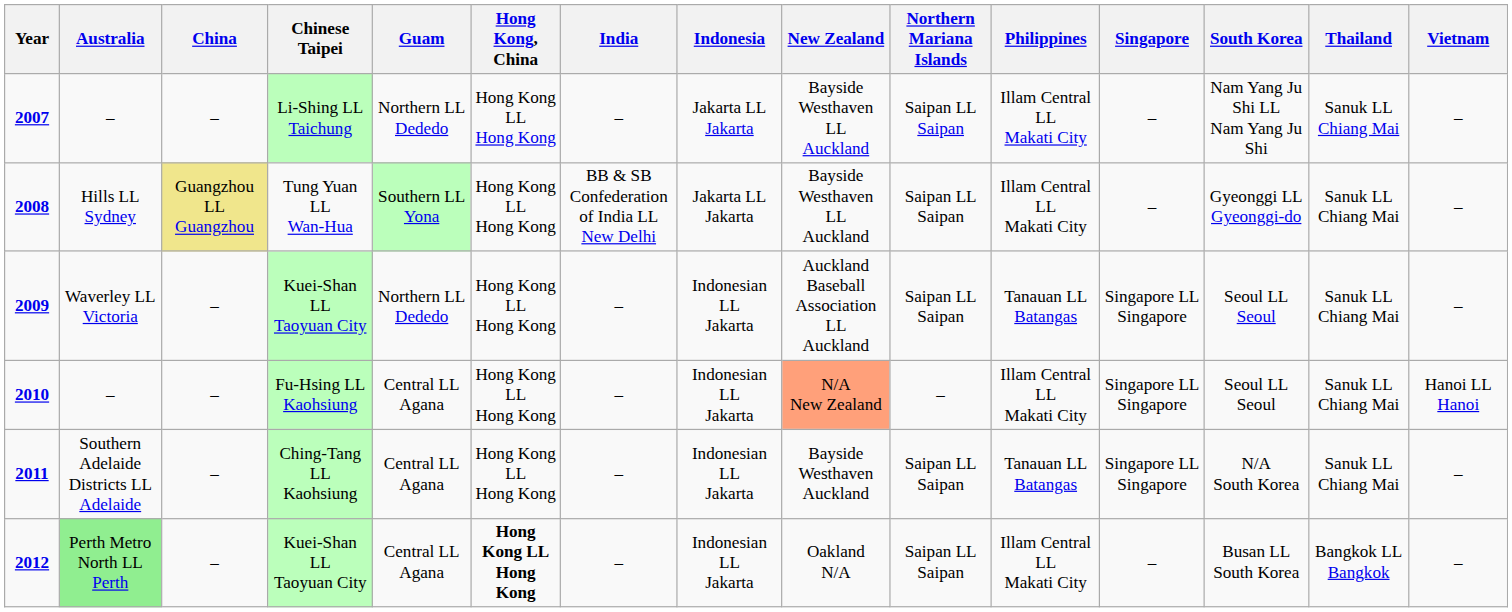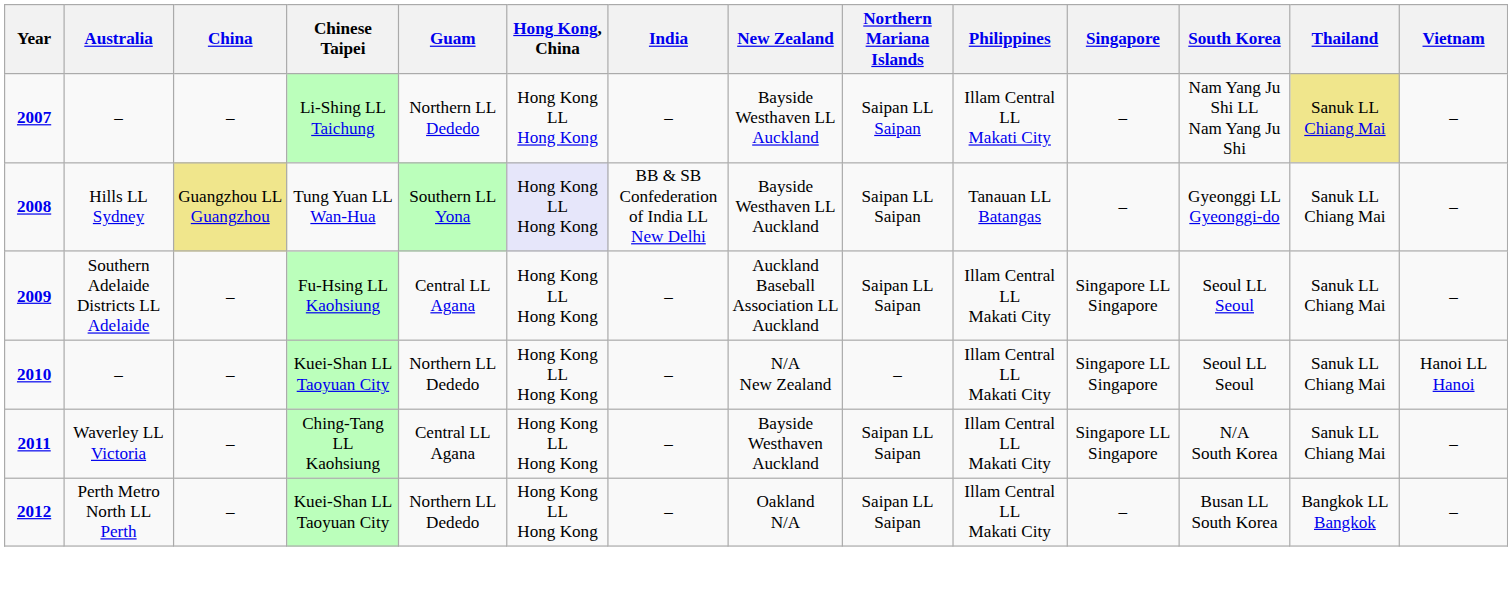- column: (729, 39)
(1359, 118) no background -> (1345, 118) khaki background
(516, 207) no background -> (558, 207) lavender background
(1046, 207) Illam Central LL Makati City -> (1010, 207) Tanauan LL Batangas
(110, 306) Waverley LL Victoria -> (119, 295) Southern Adelaide Districts LL Adelaide
(320, 306) Kuei-Shan LL Taoyuan City -> (343, 295) Fu-Hsing LL Kaohsiung
(422, 306) Northern LL Dededo -> (453, 295) Central LL Agana
(1046, 306) Tanauan LL Batangas -> (1010, 295) Illam Central LL Makati City
(320, 395) Fu-Hsing LL Kaohsiung -> (343, 374) Kuei-Shan LL Taoyuan City
(422, 395) Central LL Agana -> (453, 374) Northern LL Dededo
(836, 395) lightsalmon background -> (785, 374) no background
(110, 473) Southern Adelaide Districts LL Adelaide -> (119, 443) Waverley LL Victoria
(1046, 473) Tanauan LL Batangas -> (1010, 443) Illam Central LL Makati City
(110, 562) lightgreen background -> (119, 512) no background
(422, 562) Central LL Agana -> (453, 512) Northern LL Dededo
(516, 562) bold -> (558, 512) normal
